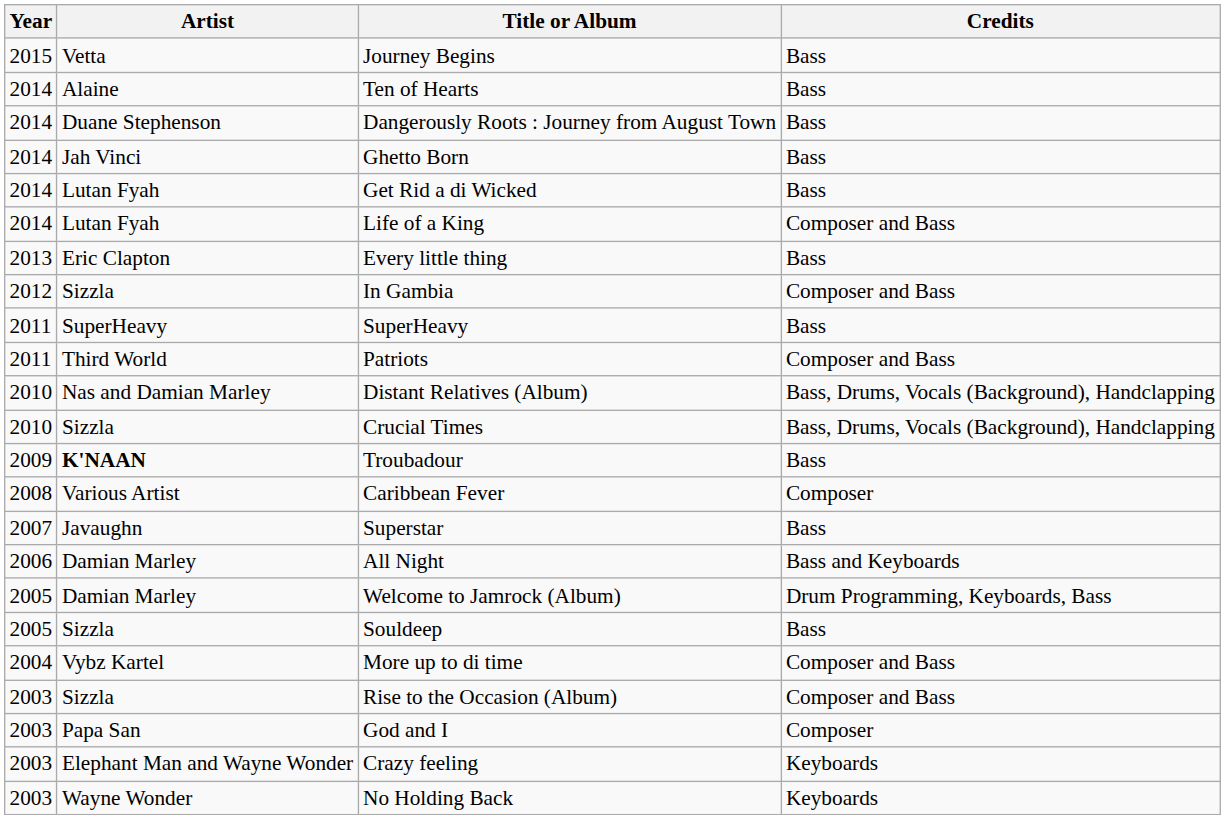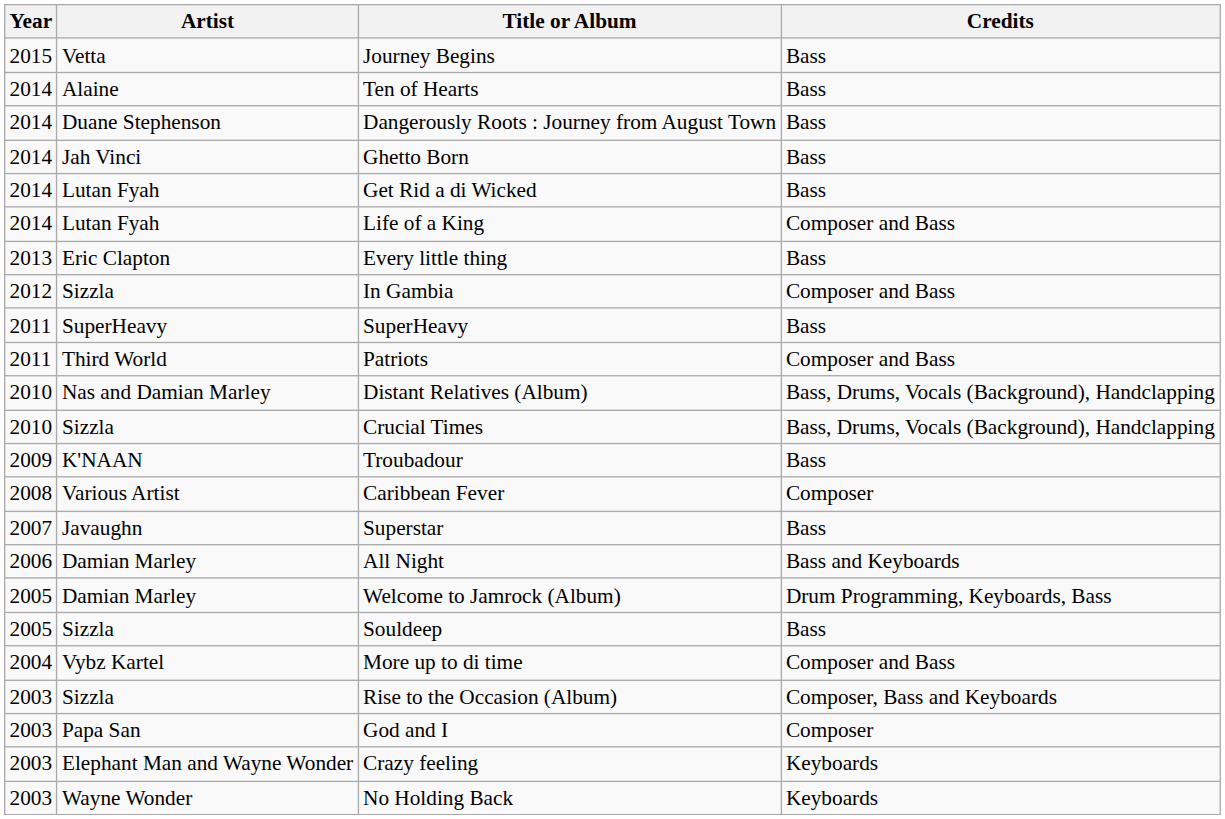(104, 460) bold -> (102, 460) normal
(870, 696) Composer and Bass -> (921, 696) Composer, Bass and Keyboards
